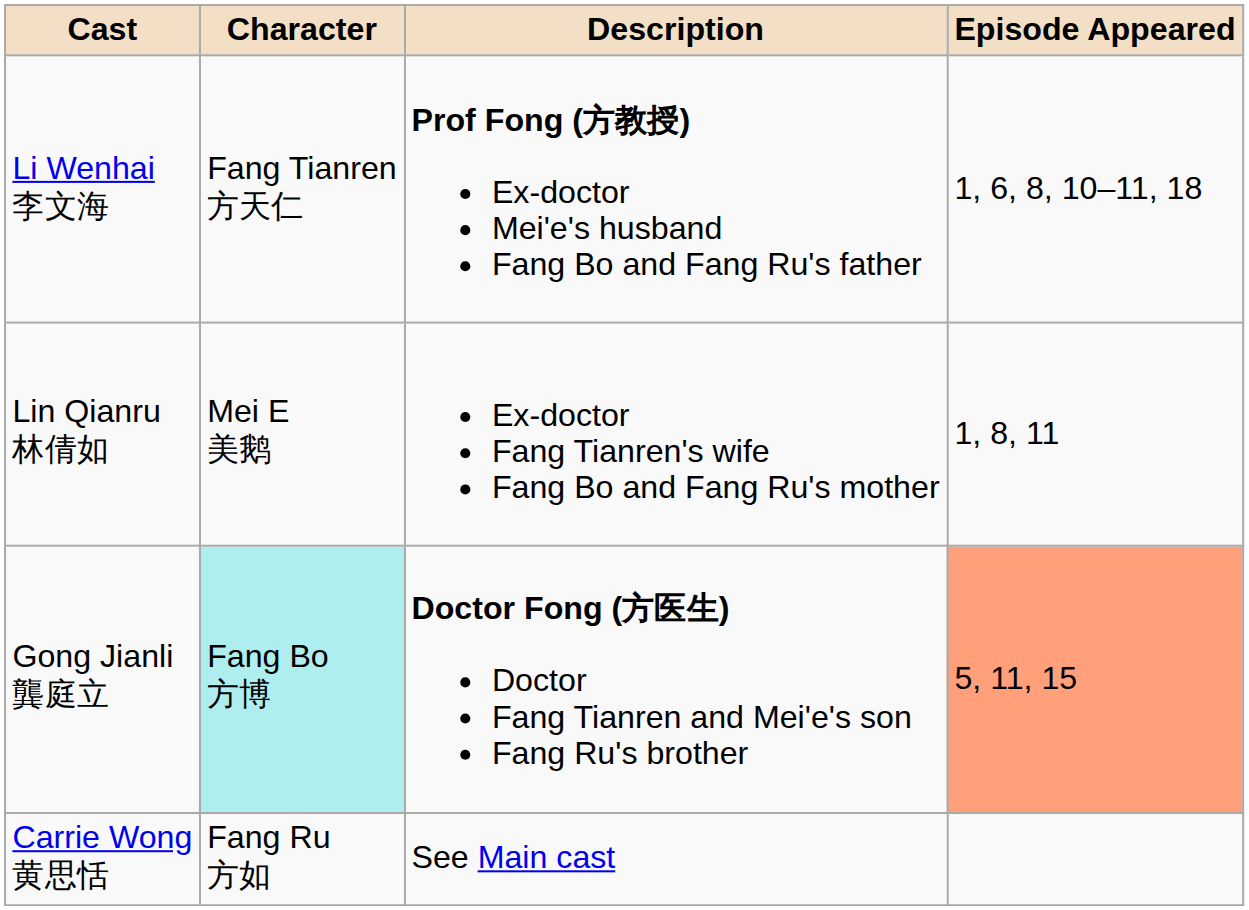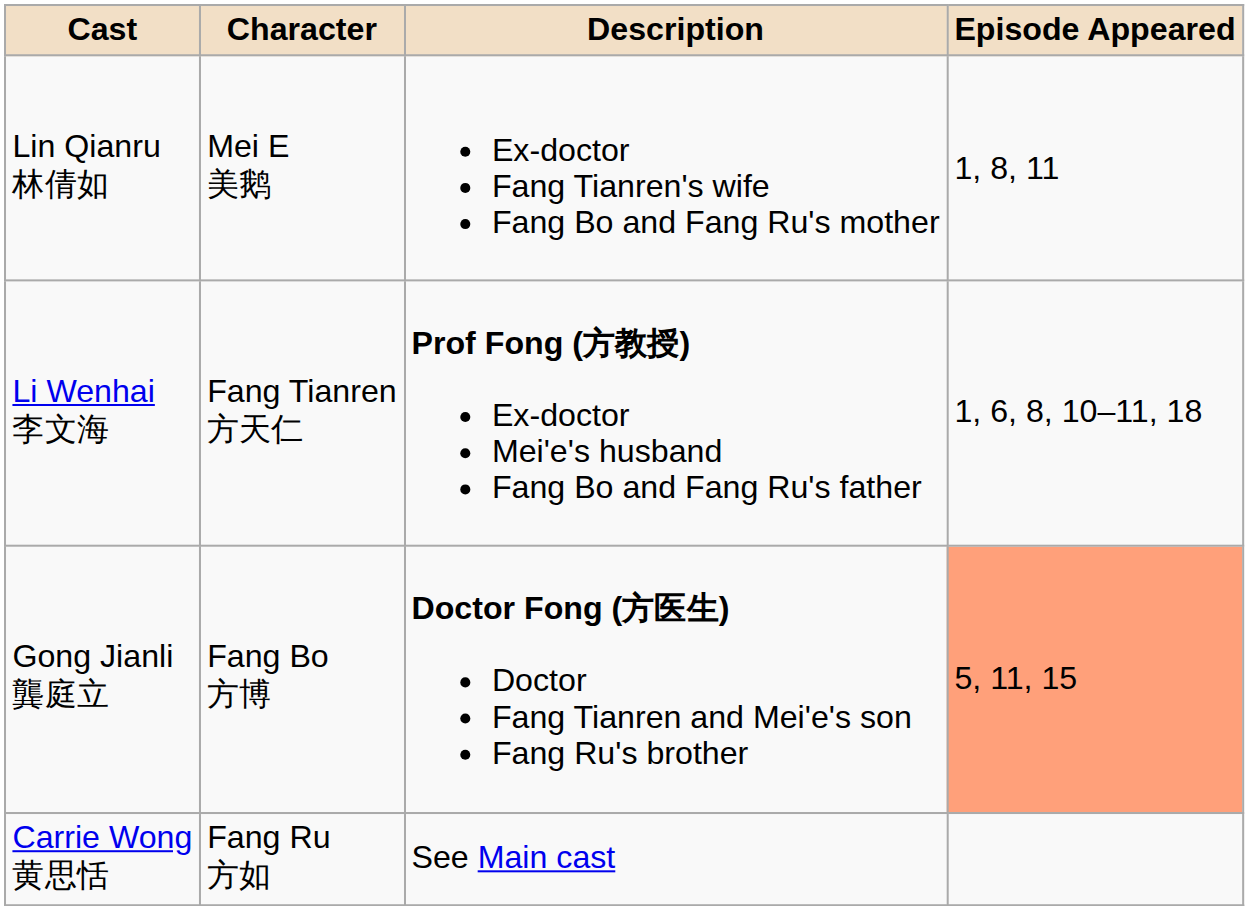rows swapped: (84, 186) <-> (87, 431)
(268, 676) paleturquoise background -> (268, 676) no background
